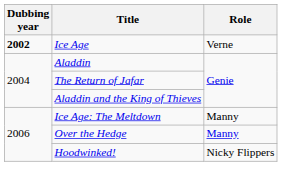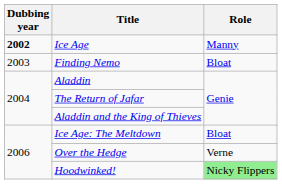(220, 44) Verne -> (223, 44) Manny
+ row: (87, 62)
(223, 116) Manny -> (219, 134) Bloat
(223, 134) Manny -> (220, 152) Verne
(240, 152) no background -> (240, 170) lightgreen background
